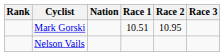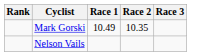- column: (104, 12)
(137, 28) 10.51 -> (104, 28) 10.49
(170, 28) 10.95 -> (137, 28) 10.35
